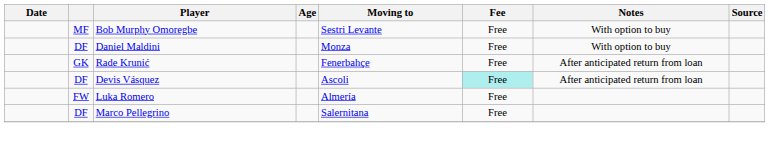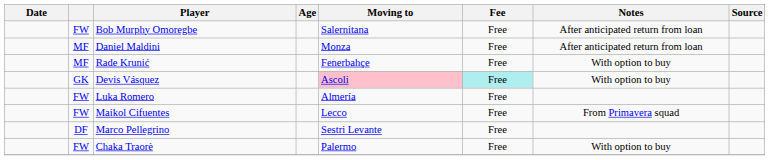(81, 29) MF -> (81, 29) FW
(351, 29) Sestri Levante -> (345, 29) Salernitana
(631, 29) With option to buy -> (631, 29) After anticipated return from loan
(81, 46) DF -> (81, 46) MF
(631, 46) With option to buy -> (631, 46) After anticipated return from loan
(81, 63) GK -> (81, 63) MF
(631, 63) After anticipated return from loan -> (631, 63) With option to buy
(81, 79) DF -> (81, 79) GK
(335, 79) no background -> (335, 79) pink background
(631, 79) After anticipated return from loan -> (631, 79) With option to buy
+ row: (133, 113)
(345, 113) Salernitana -> (351, 130) Sestri Levante
+ row: (124, 146)
